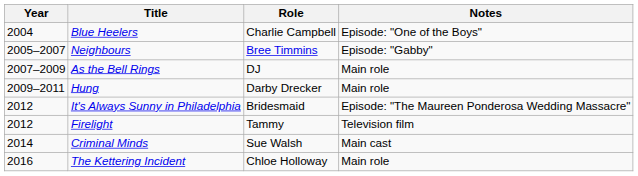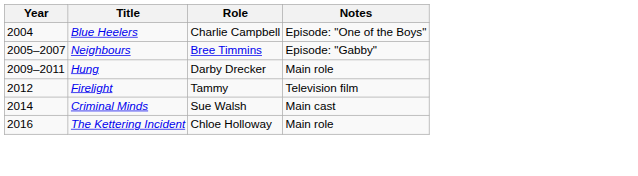- row: (115, 69)
- row: (156, 106)
